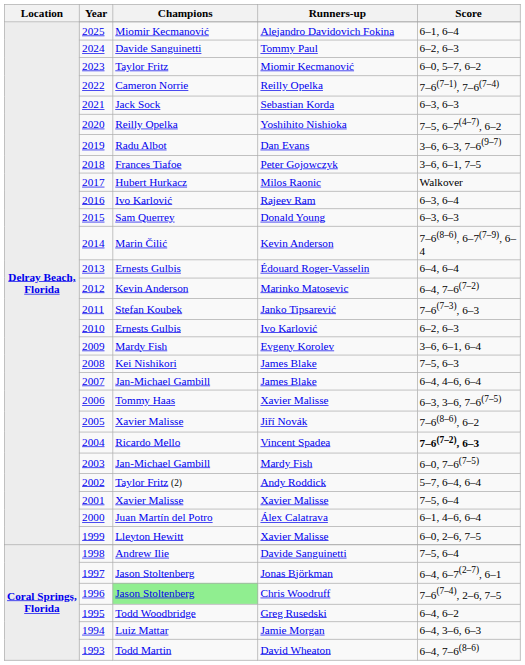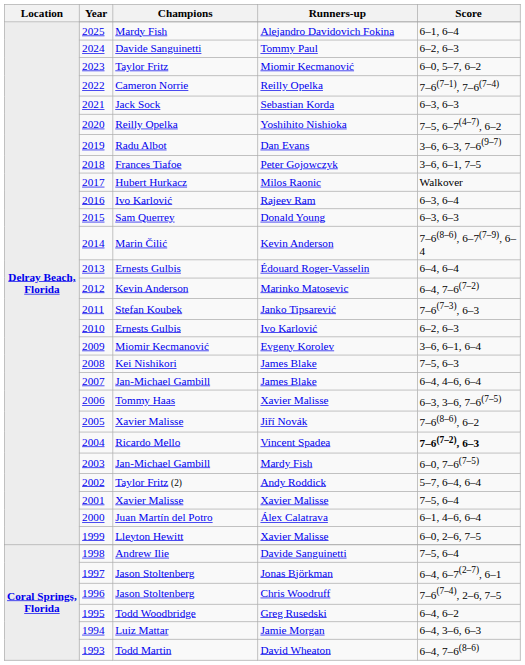(162, 31) Miomir Kecmanović -> (141, 31) Mardy Fish
(141, 346) Mardy Fish -> (162, 346) Miomir Kecmanović
(155, 593) lightgreen background -> (155, 593) no background
